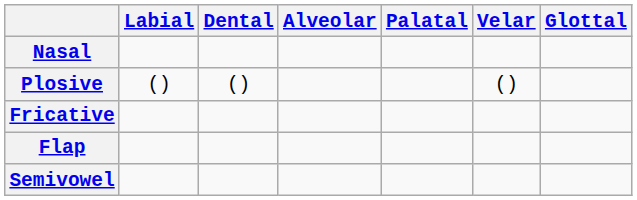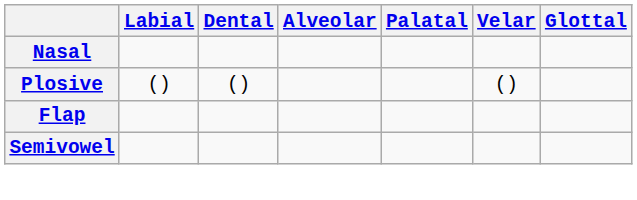- row: (62, 116)
